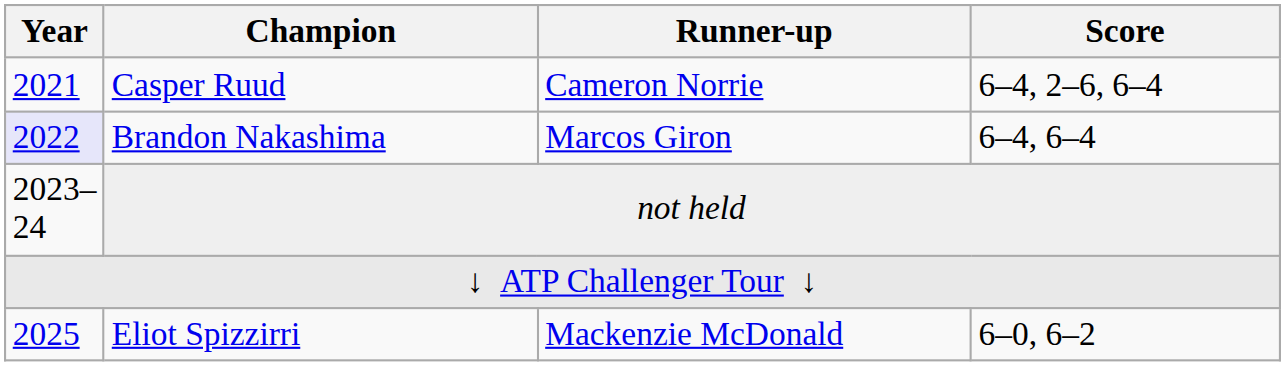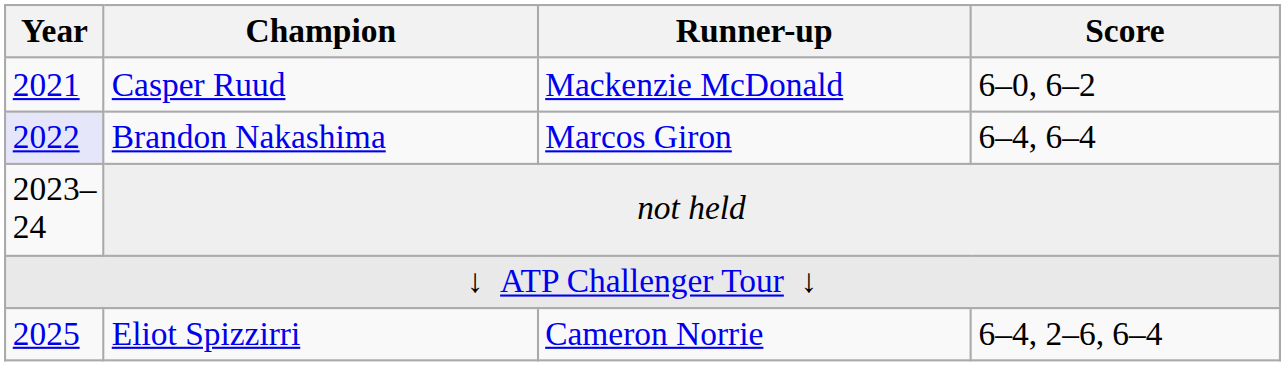(654, 84) Cameron Norrie -> (694, 84) Mackenzie McDonald
(1071, 84) 6–4, 2–6, 6–4 -> (1037, 84) 6–0, 6–2
(694, 333) Mackenzie McDonald -> (654, 333) Cameron Norrie
(1037, 333) 6–0, 6–2 -> (1071, 333) 6–4, 2–6, 6–4
